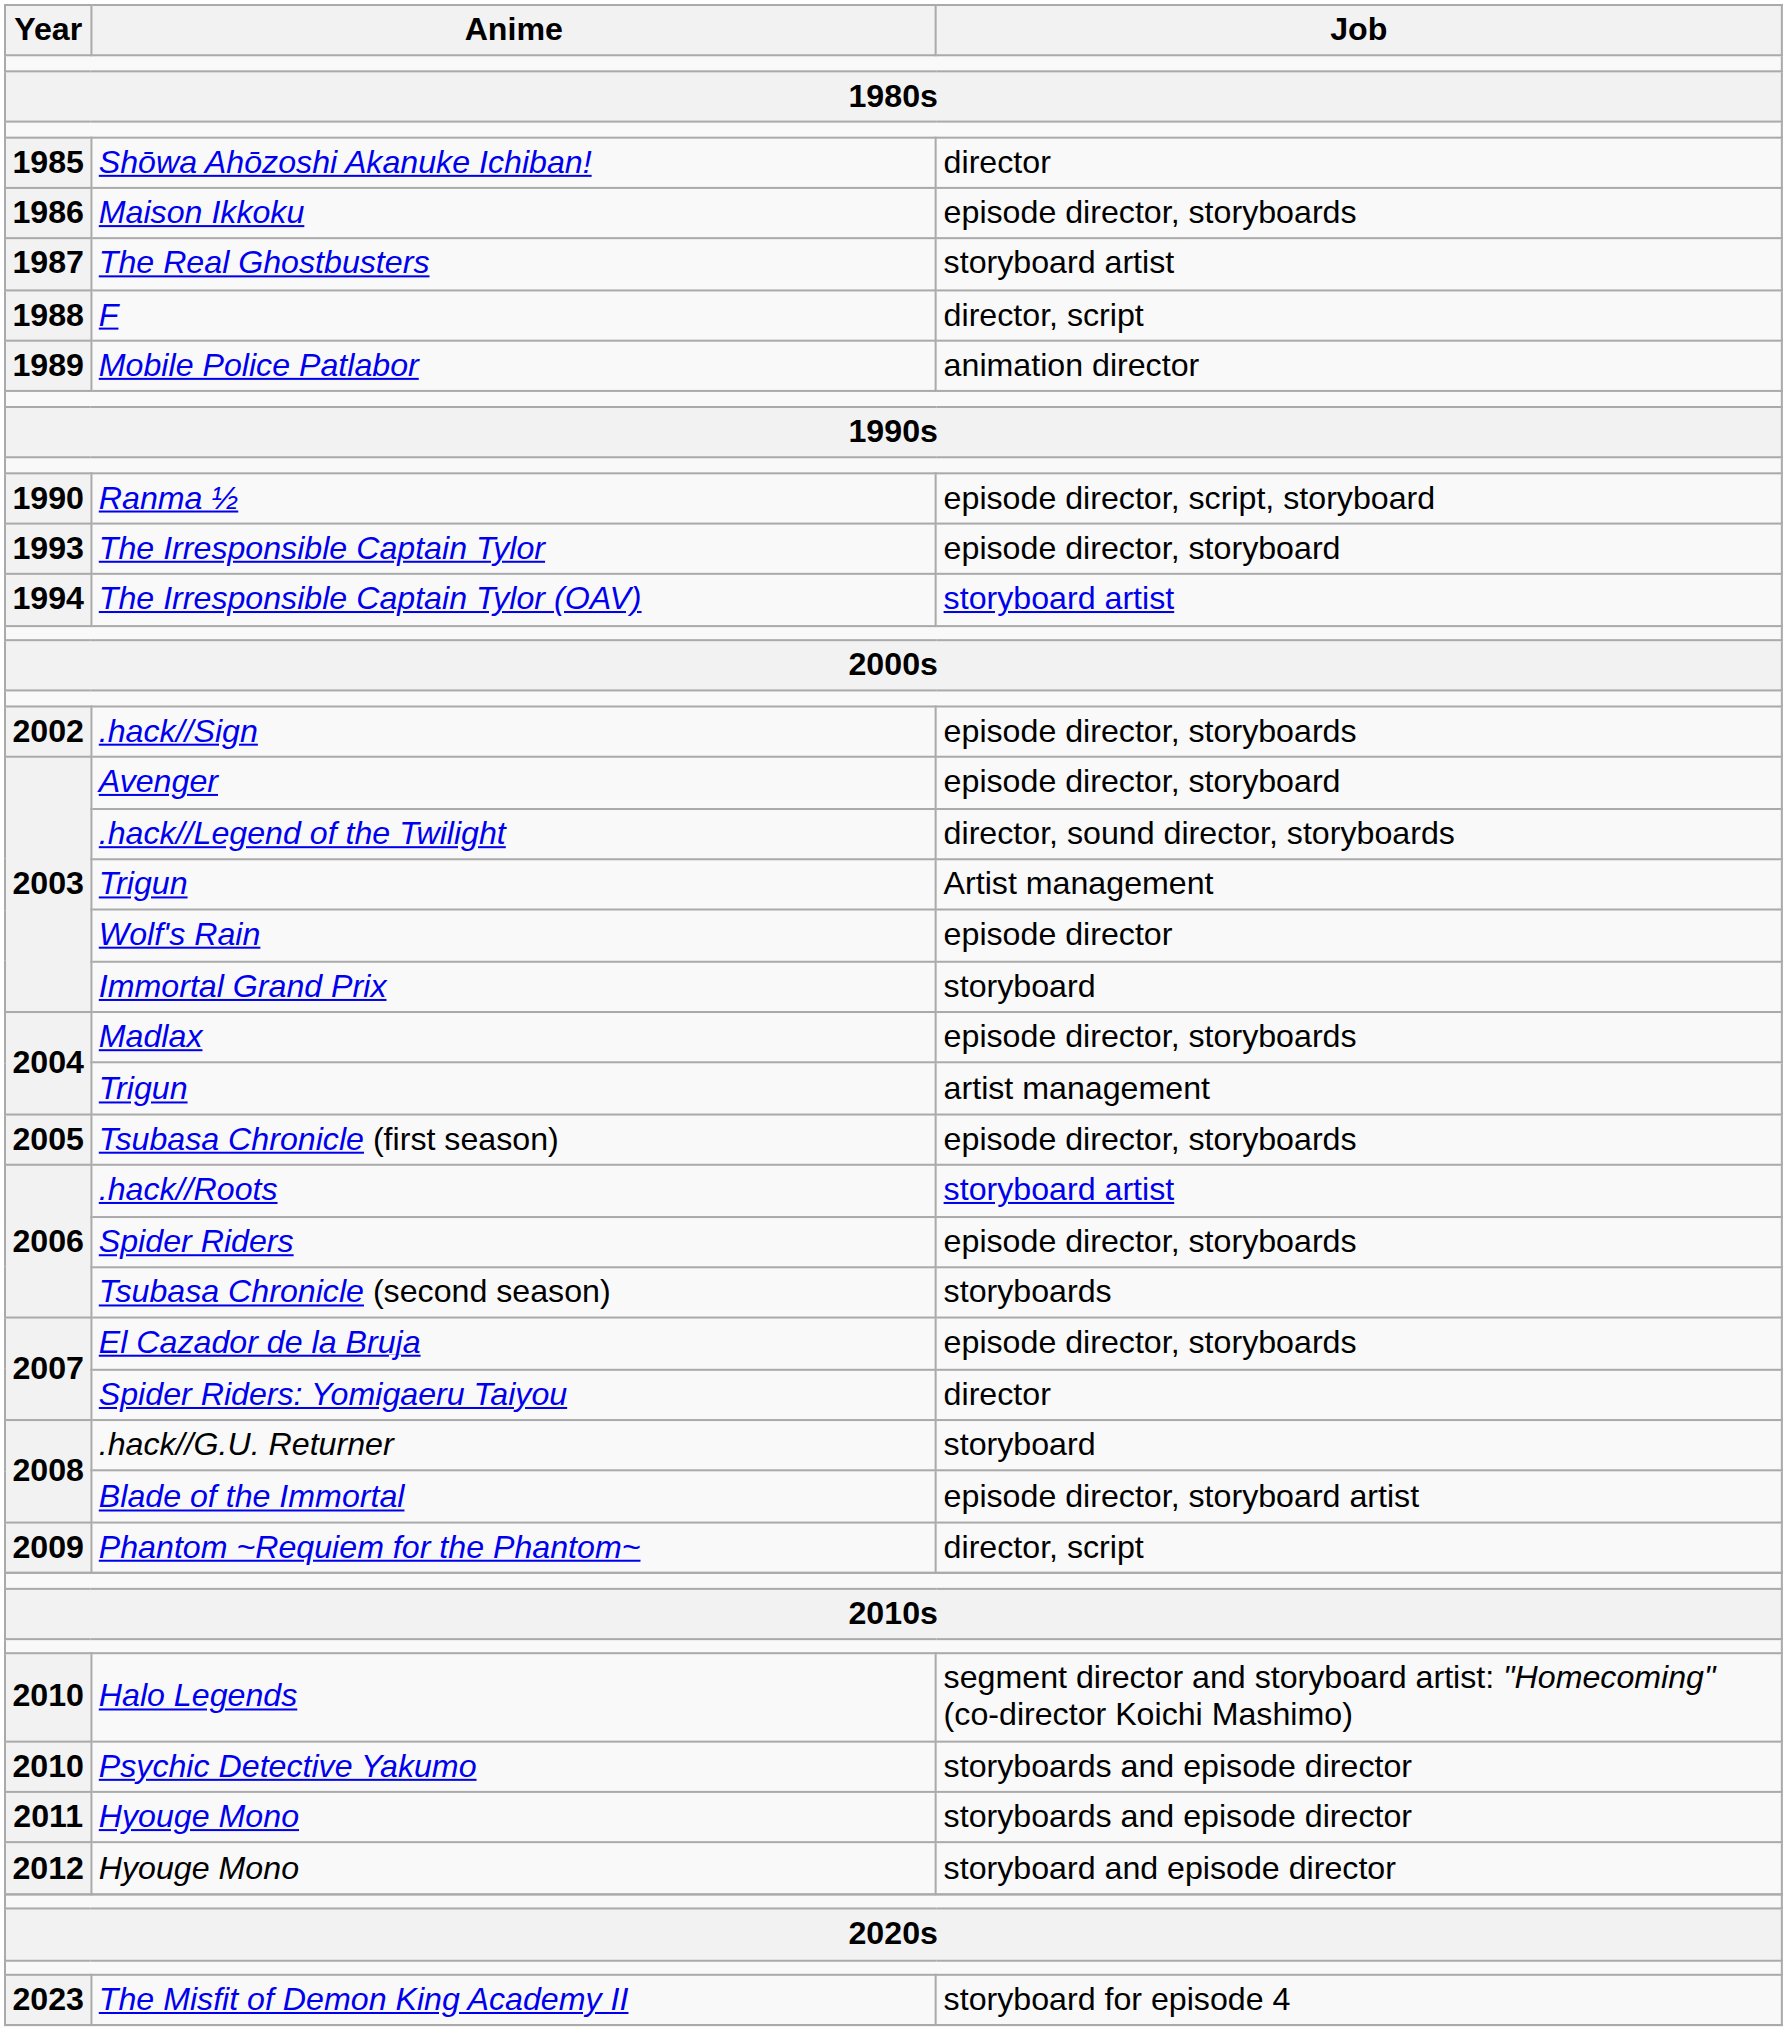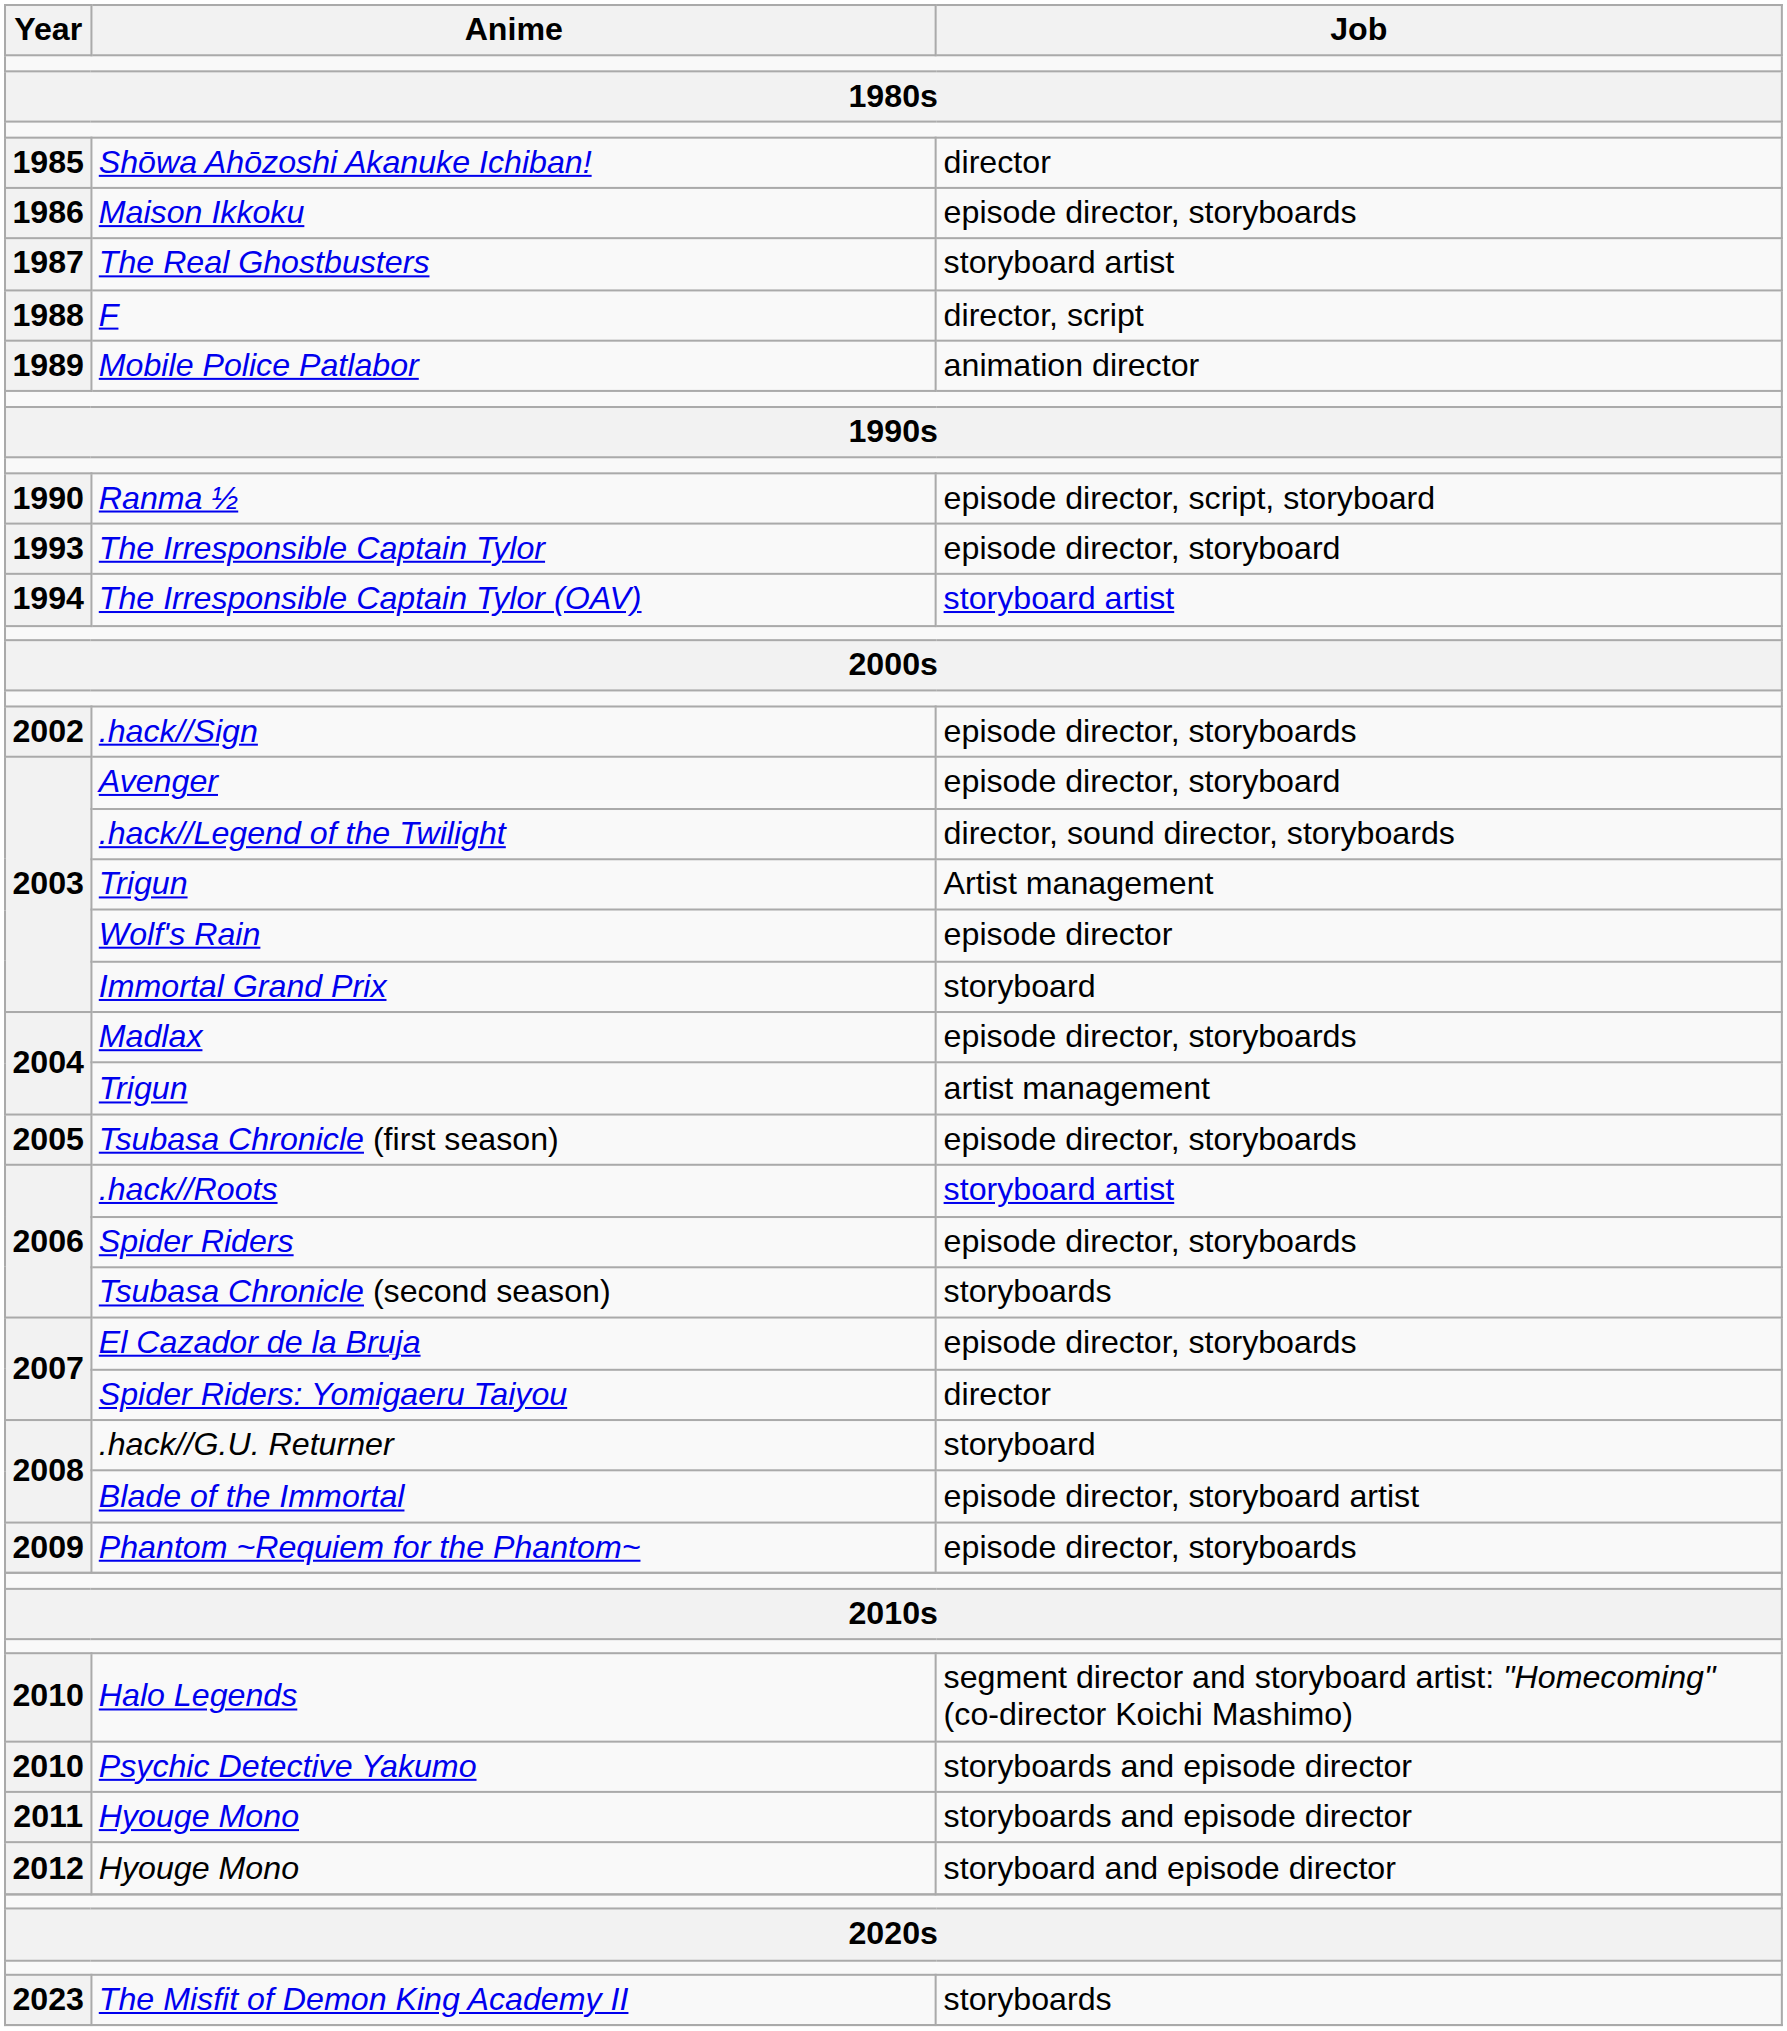(1044, 1547) director, script -> (1150, 1547) episode director, storyboards
(1117, 1999) storyboard for episode 4 -> (1028, 1999) storyboards
